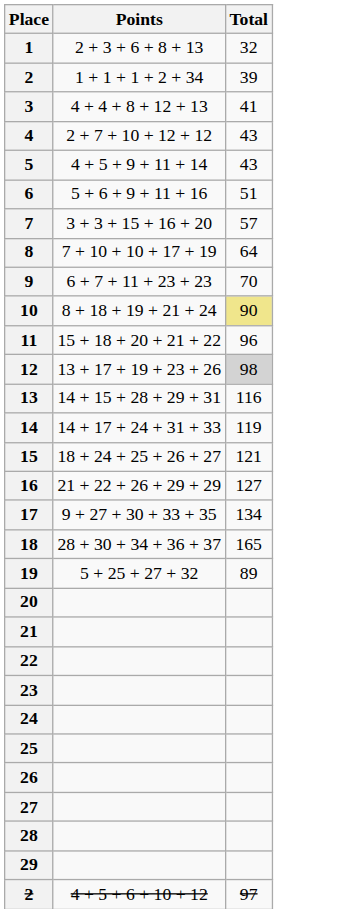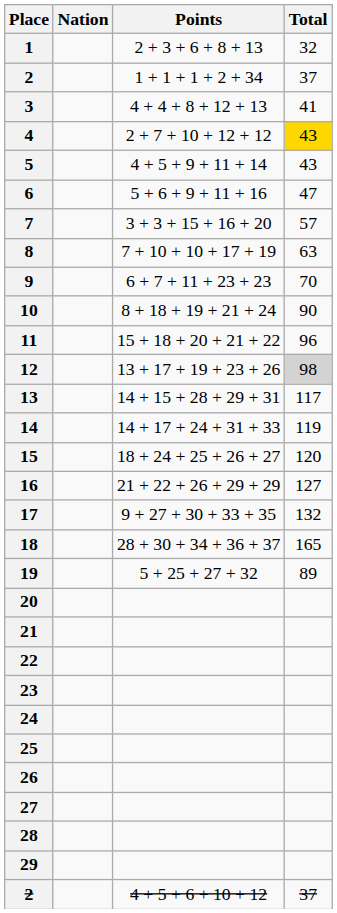+ column: (83, 18)
(249, 77) 39 -> (308, 77) 37
(249, 135) no background -> (308, 135) gold background
(249, 193) 51 -> (308, 193) 47
(249, 252) 64 -> (308, 252) 63
(249, 310) khaki background -> (308, 310) no background
(249, 397) 116 -> (308, 397) 117
(249, 456) 121 -> (308, 456) 120
(249, 514) 134 -> (308, 514) 132
(249, 893) 97 -> (308, 893) 37
